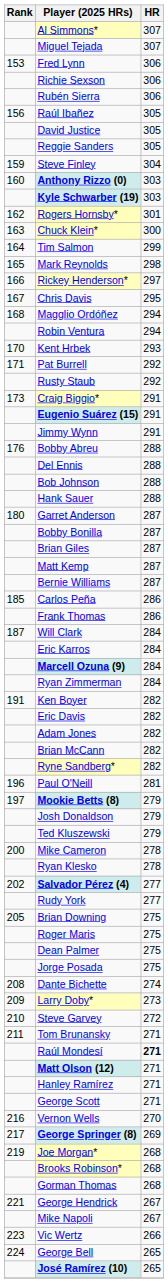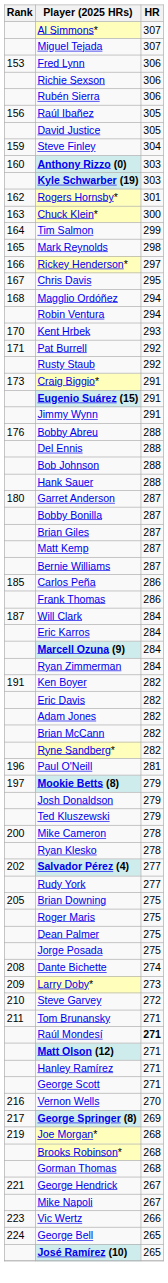- row: (75, 147)
